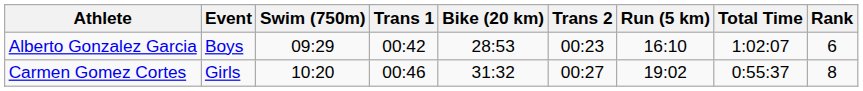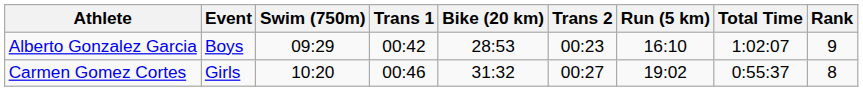(832, 46) 6 -> (832, 46) 9
